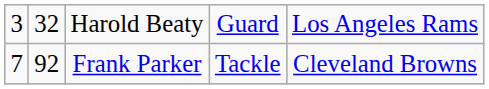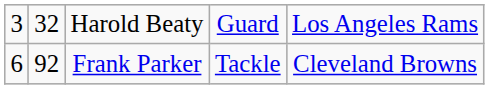(17, 63) 7 -> (17, 63) 6
